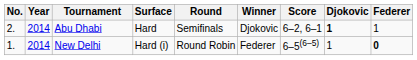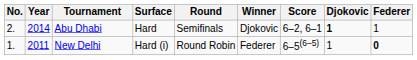(39, 45) 2014 -> (38, 45) 2011
